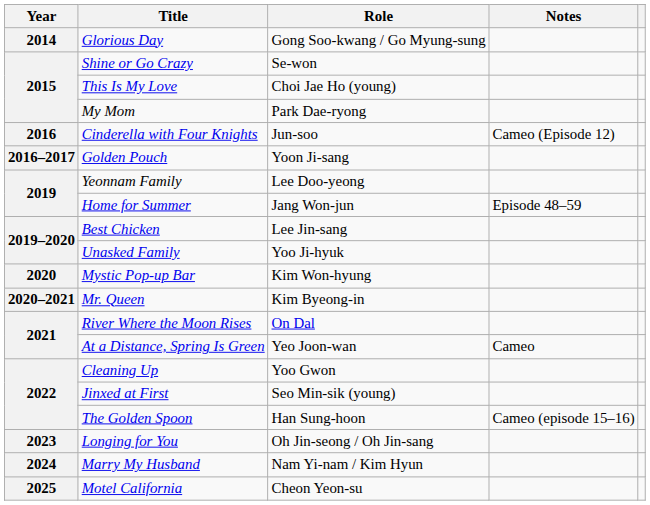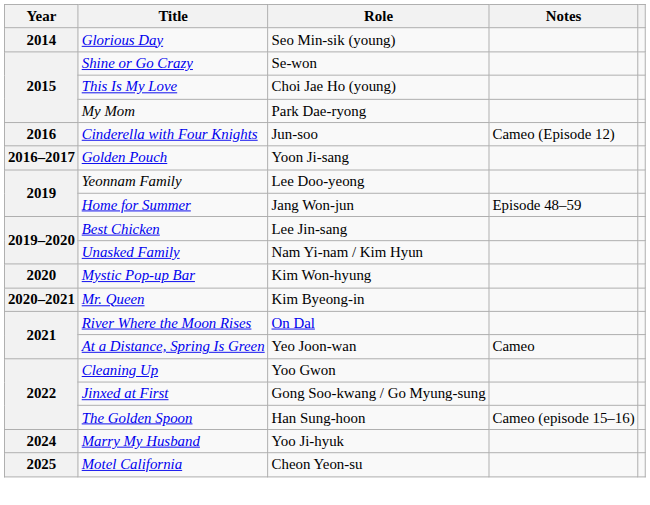(379, 39) Gong Soo-kwang / Go Myung-sung -> (334, 39) Seo Min-sik (young)
(308, 252) Yoo Ji-hyuk -> (347, 252) Nam Yi-nam / Kim Hyun
(334, 393) Seo Min-sik (young) -> (379, 393) Gong Soo-kwang / Go Myung-sung
- row: (130, 441)
(347, 464) Nam Yi-nam / Kim Hyun -> (308, 441) Yoo Ji-hyuk
